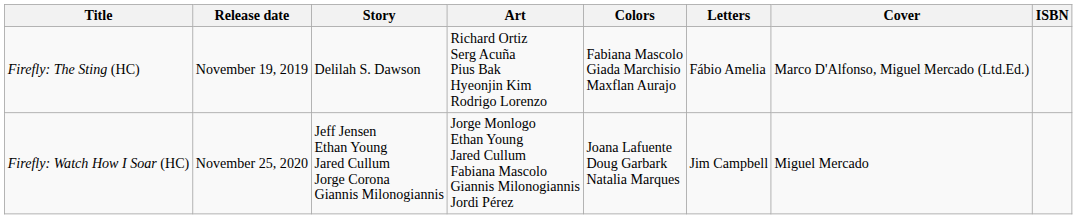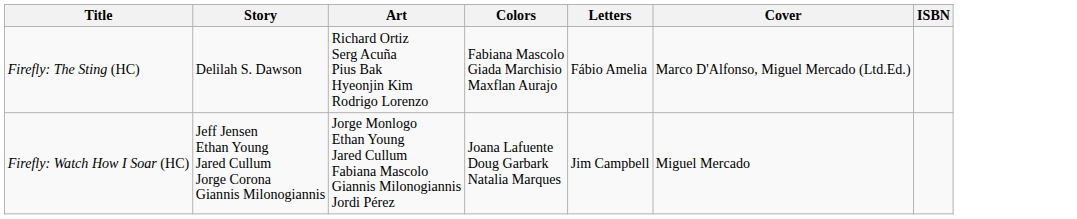- column: (252, 15)
